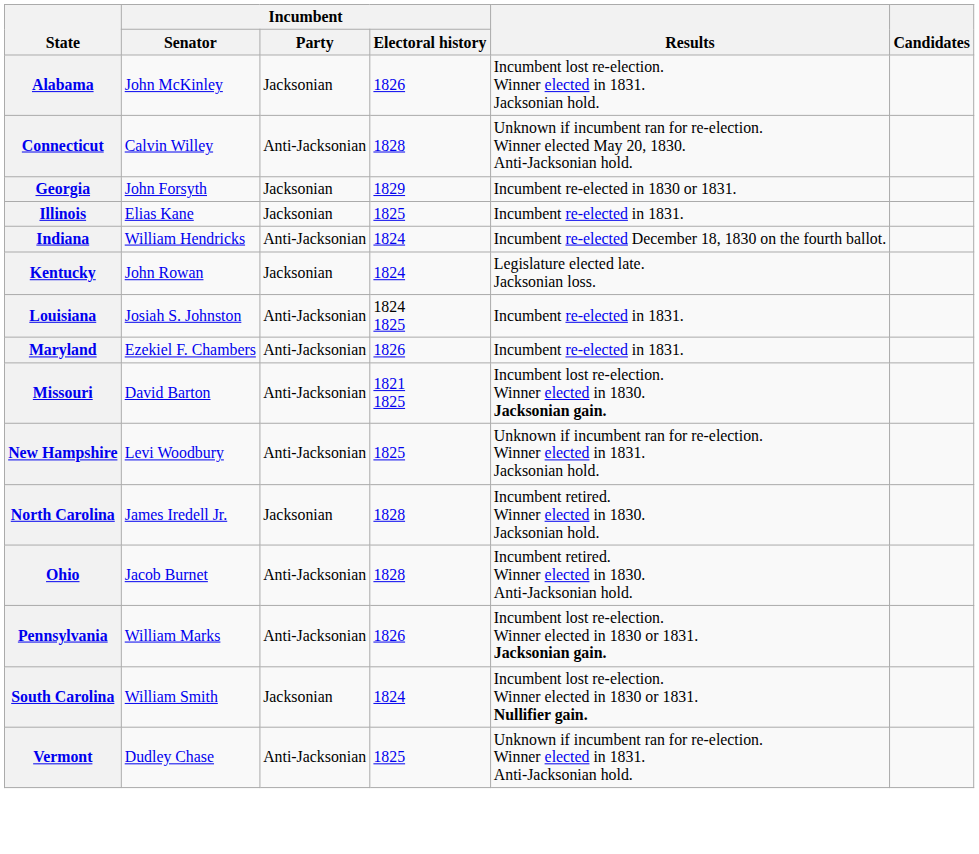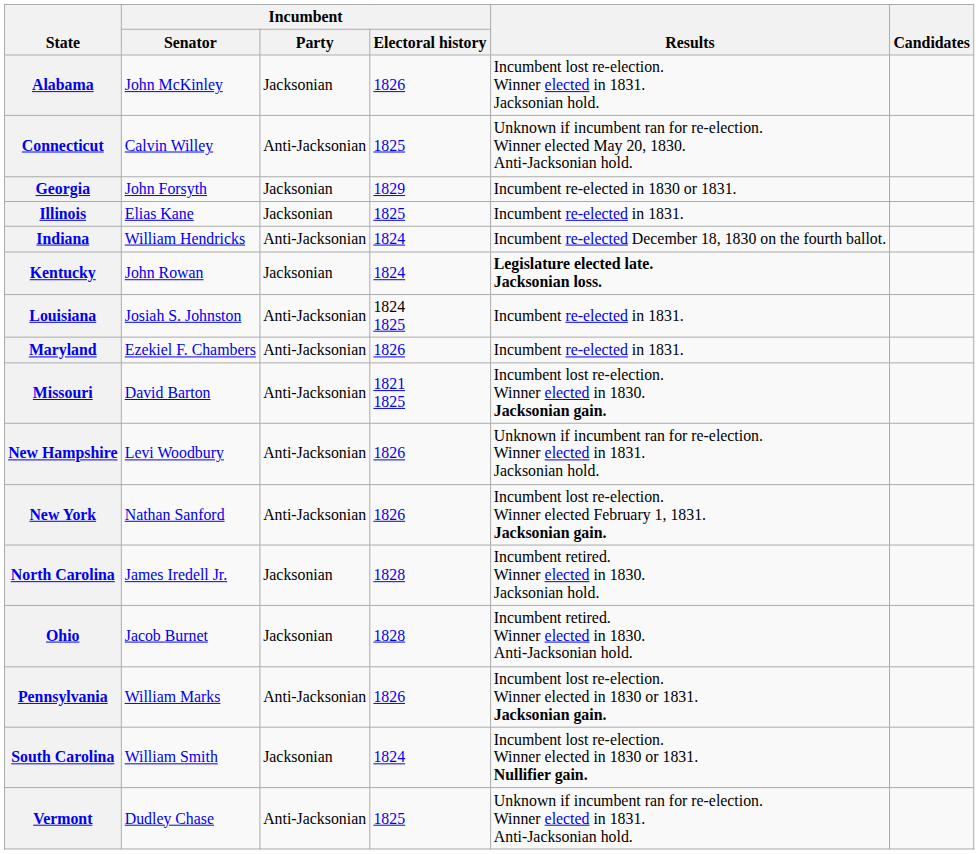(389, 145) 1828 -> (389, 145) 1825
(569, 273) normal -> (573, 273) bold
(389, 453) 1825 -> (389, 453) 1826
+ row: (63, 514)
(315, 575) Anti-Jacksonian -> (298, 636) Jacksonian
